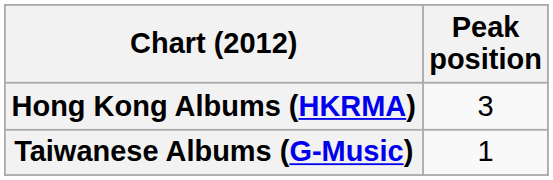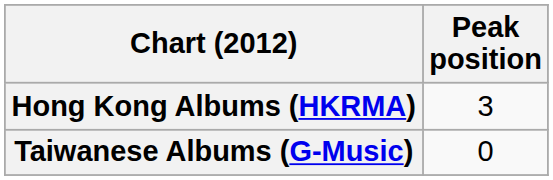(486, 151) 1 -> (486, 151) 0
